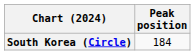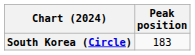(162, 42) 184 -> (162, 42) 183
